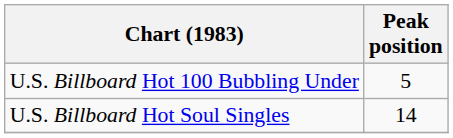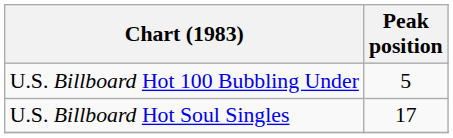(406, 115) 14 -> (406, 115) 17
